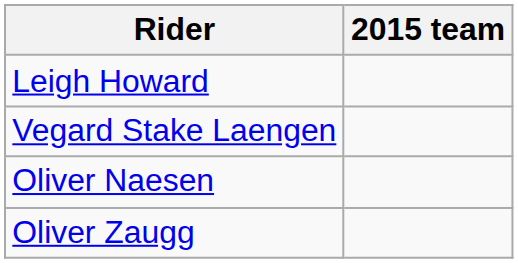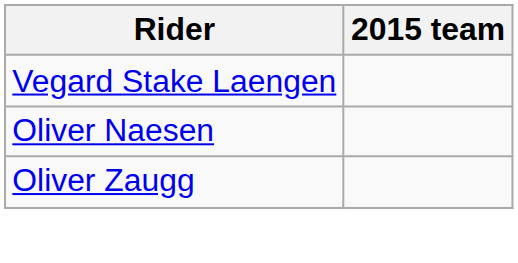- row: (111, 80)
